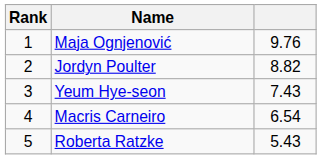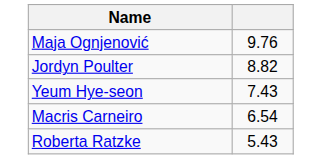- column: (28, 17)
